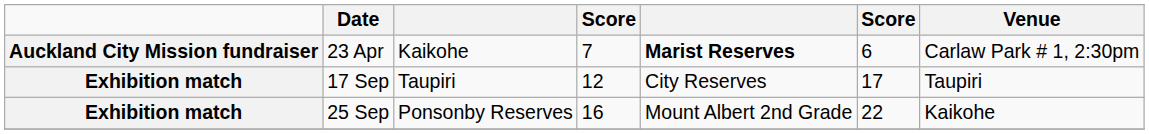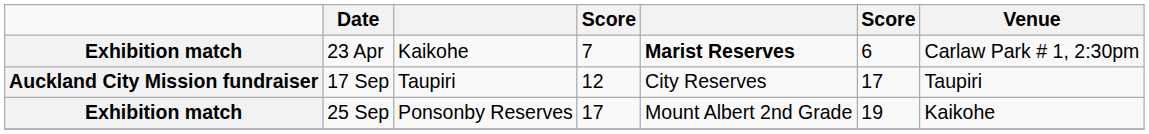(164, 50) Auckland City Mission fundraiser -> (164, 50) Exhibition match
(164, 81) Exhibition match -> (164, 81) Auckland City Mission fundraiser
(593, 112) 16 -> (593, 112) 17
(872, 112) 22 -> (872, 112) 19
